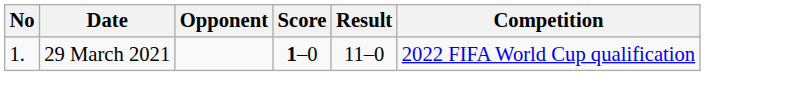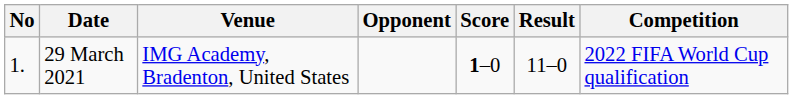+ column: (248, 20)
